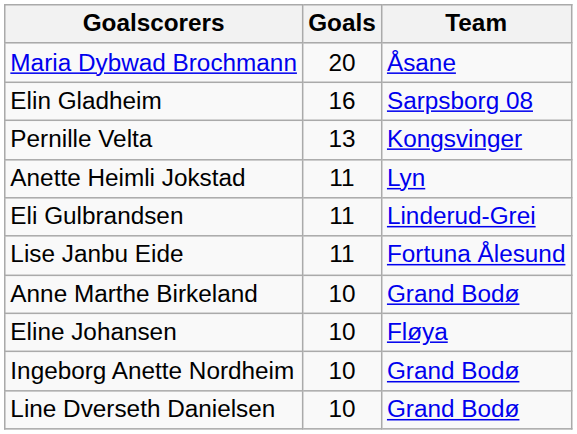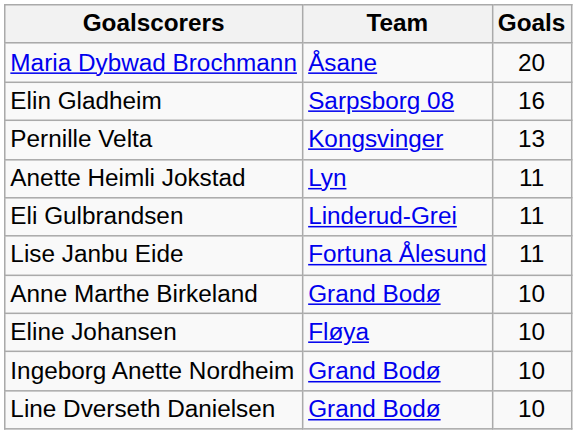columns swapped: (342, 23) <-> (476, 23)
